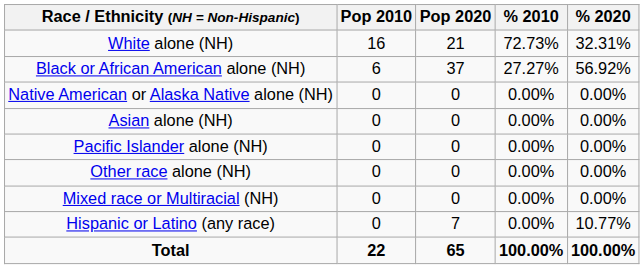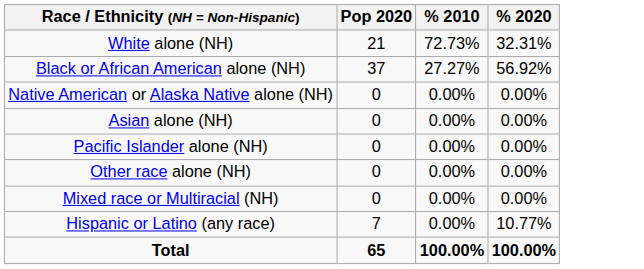- column: (376, 17)
